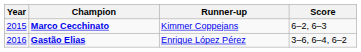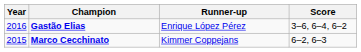rows swapped: (58, 41) <-> (70, 26)
